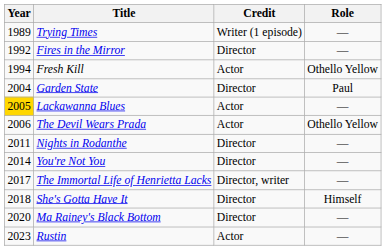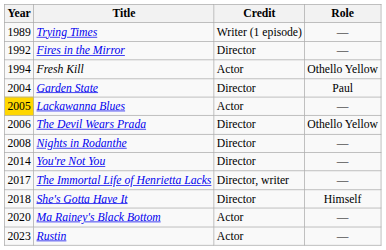(230, 124) Actor -> (236, 124) Director
(19, 143) 2011 -> (19, 143) 2008
(236, 217) Director -> (230, 217) Actor
